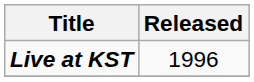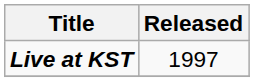(193, 59) 1996 -> (193, 59) 1997
